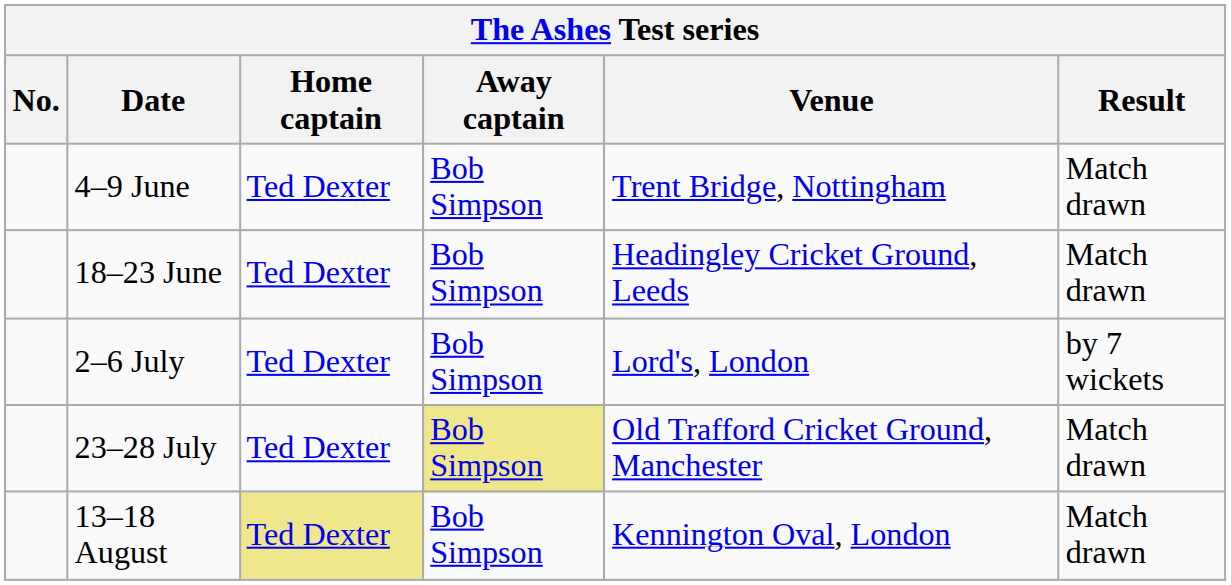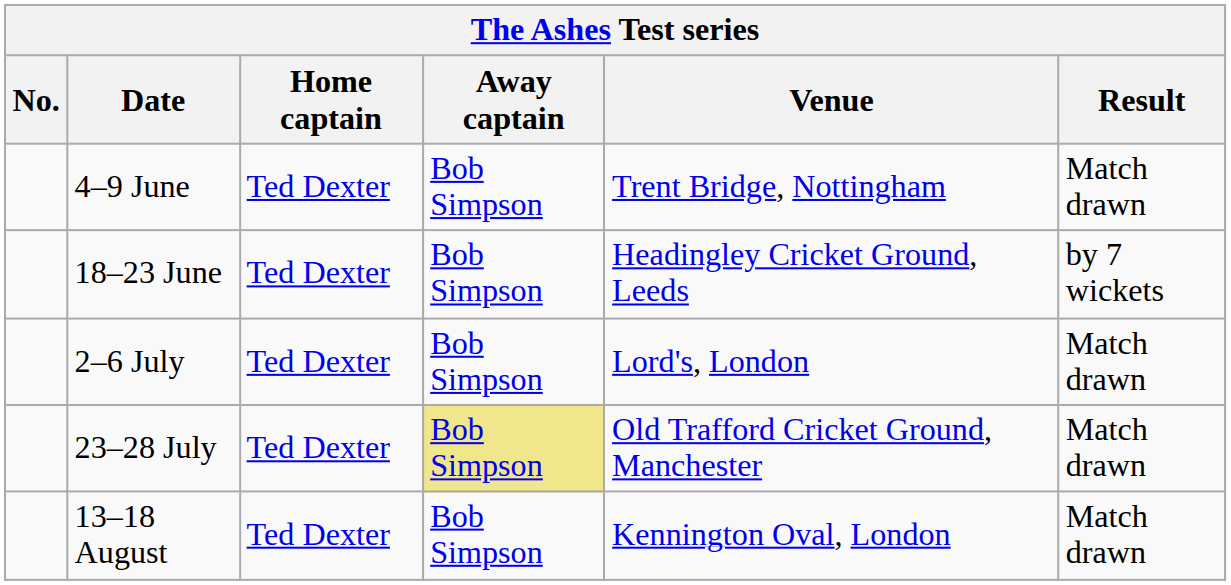(1107, 273) Match drawn -> (1115, 273) by 7 wickets
(1115, 360) by 7 wickets -> (1107, 360) Match drawn
(318, 535) khaki background -> (318, 535) no background
